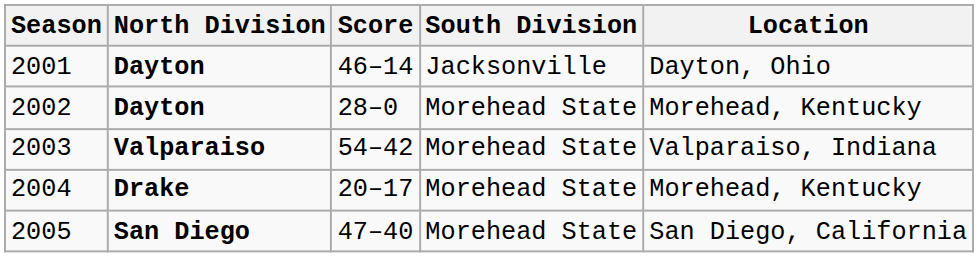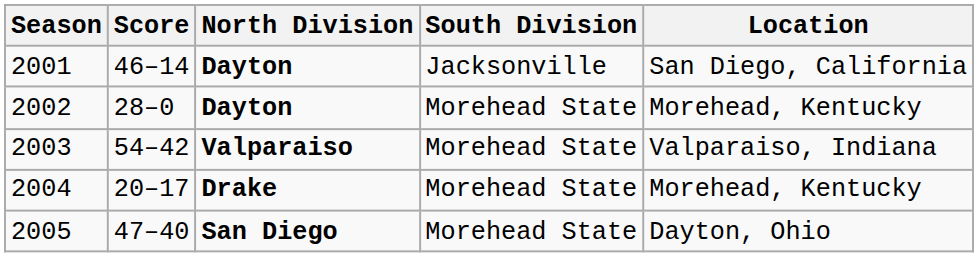columns swapped: (220, 26) <-> (376, 26)
(740, 67) Dayton, Ohio -> (808, 67) San Diego, California
(808, 231) San Diego, California -> (740, 231) Dayton, Ohio
